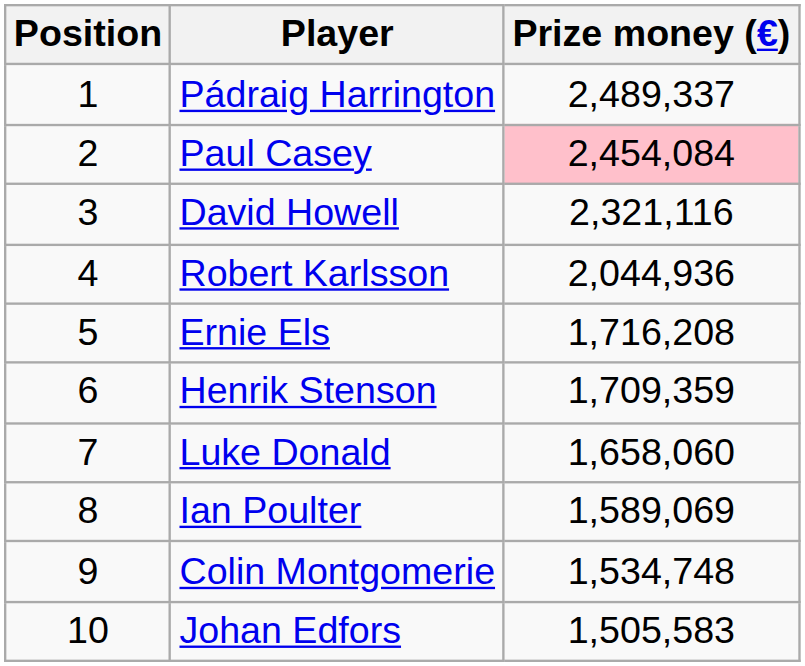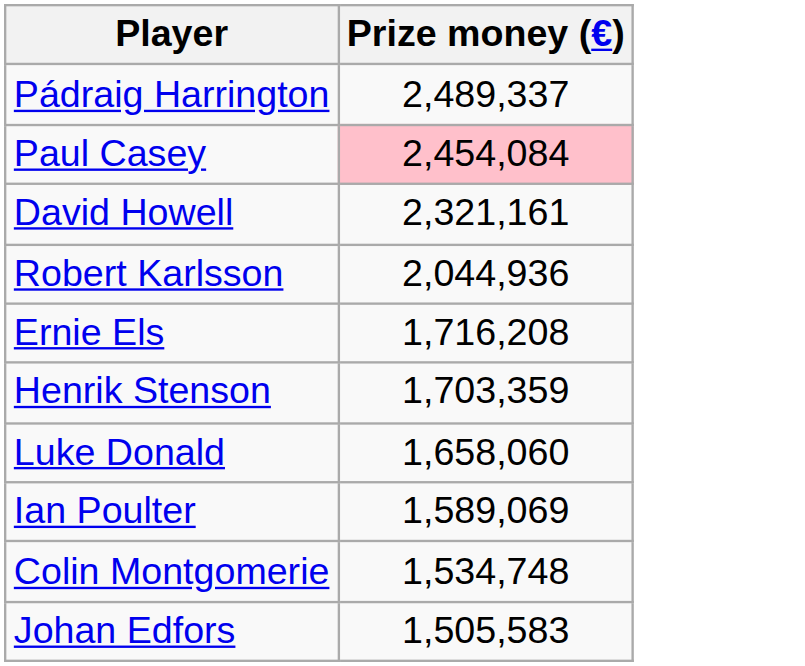- column: (88, 34)
(651, 213) 2,321,116 -> (486, 213) 2,321,161
(651, 392) 1,709,359 -> (486, 392) 1,703,359
